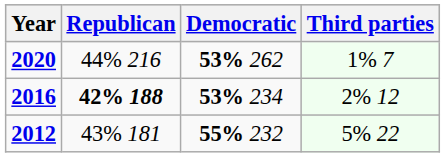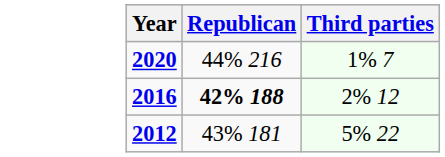- column: (241, 23)
